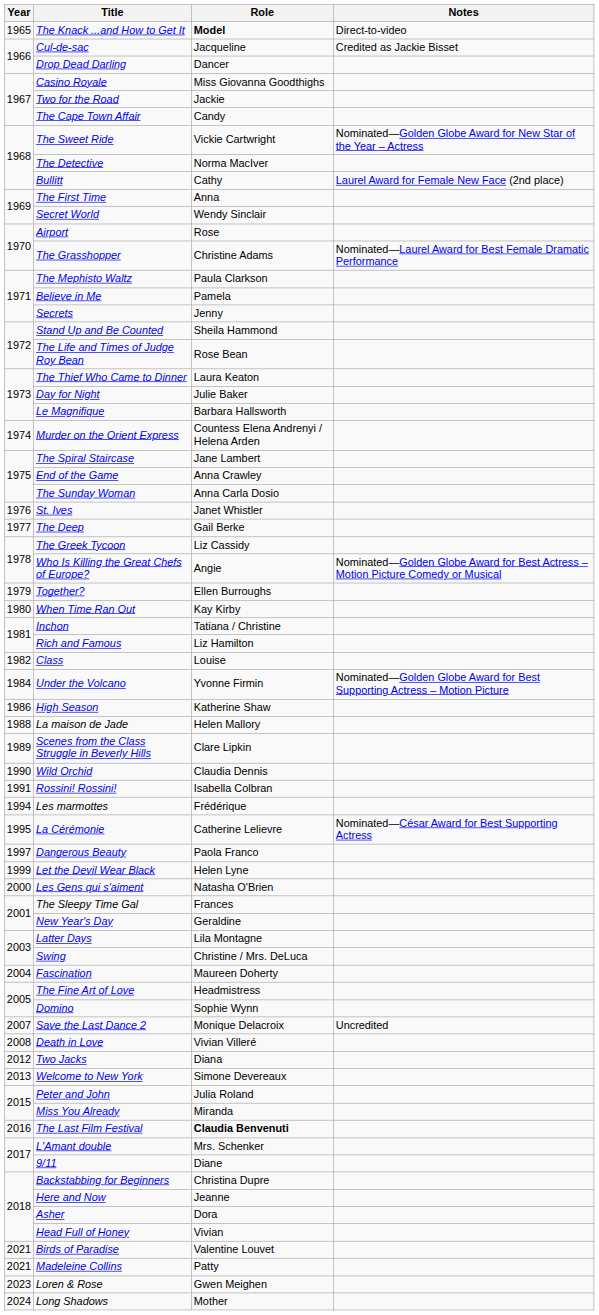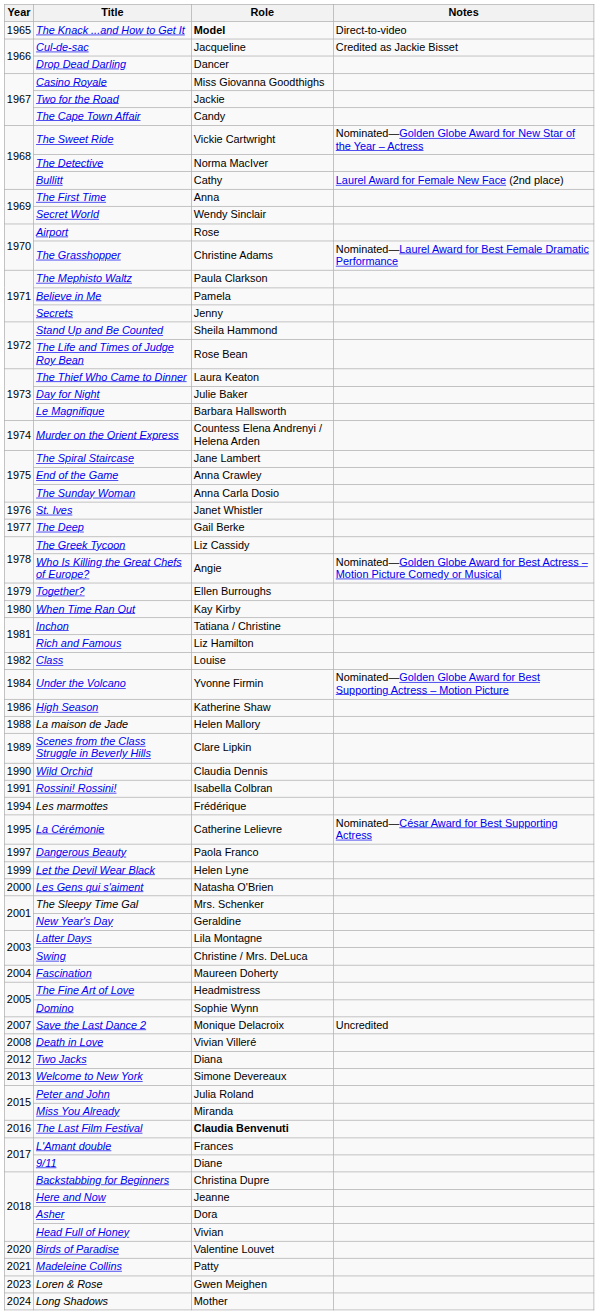(213, 904) Frances -> (229, 904) Mrs. Schenker
(229, 1146) Mrs. Schenker -> (213, 1146) Frances
(19, 1249) 2021 -> (19, 1249) 2020
